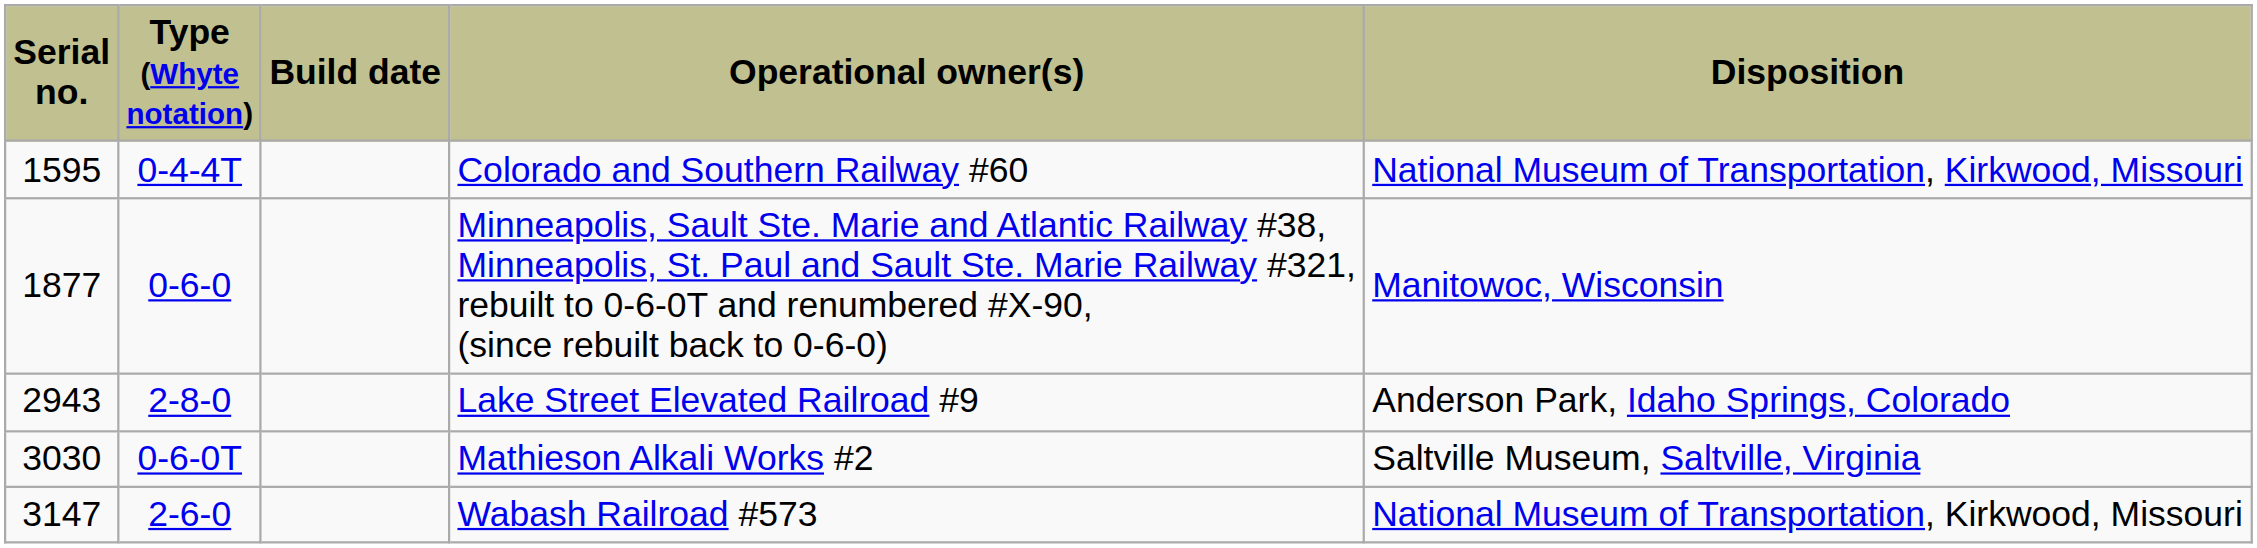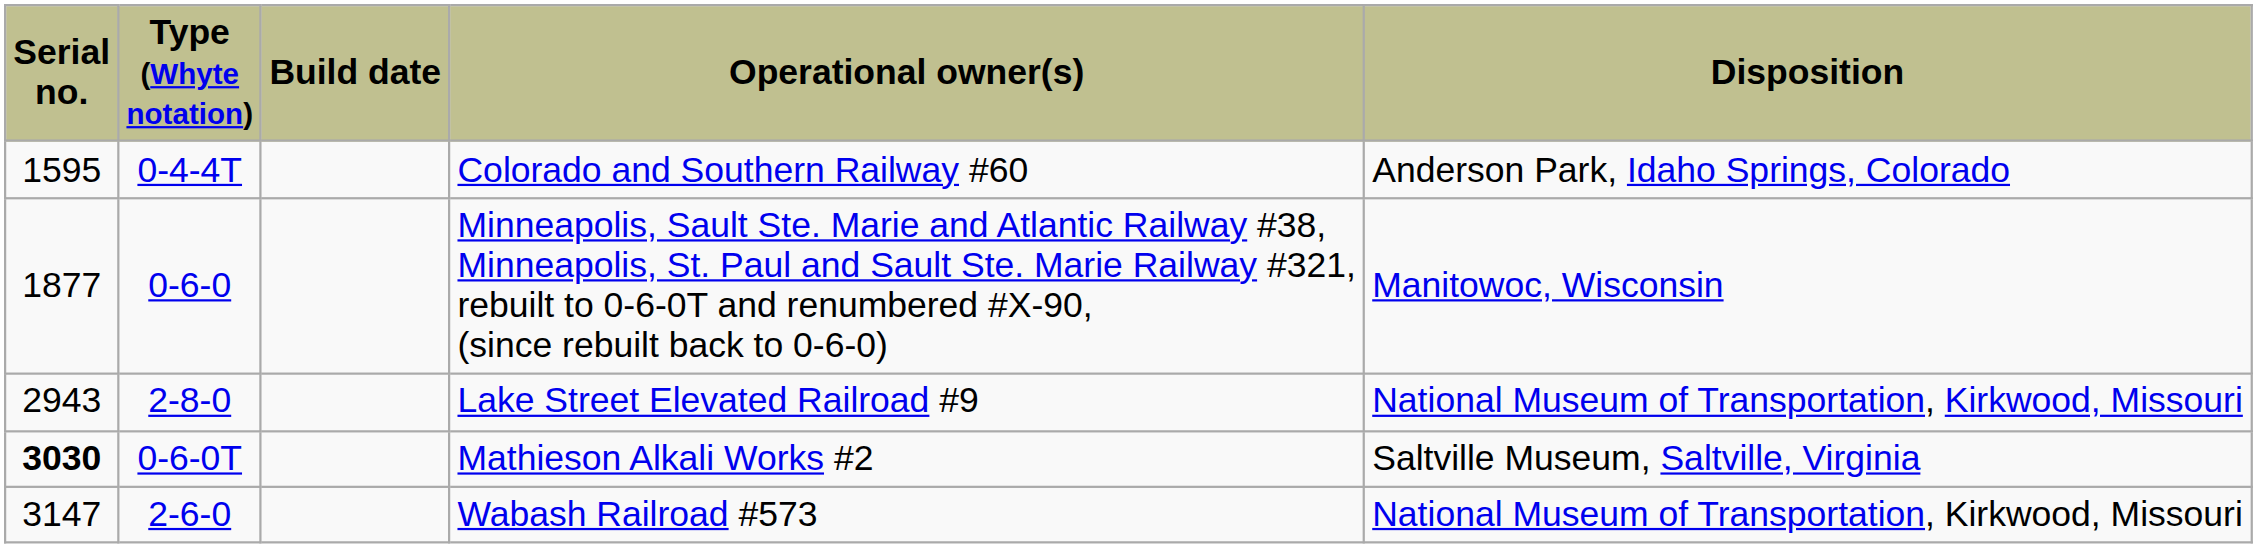(1808, 168) National Museum of Transportation, Kirkwood, Missouri -> (1691, 168) Anderson Park, Idaho Springs, Colorado
(1691, 401) Anderson Park, Idaho Springs, Colorado -> (1808, 401) National Museum of Transportation, Kirkwood, Missouri
(62, 457) normal -> (62, 457) bold
